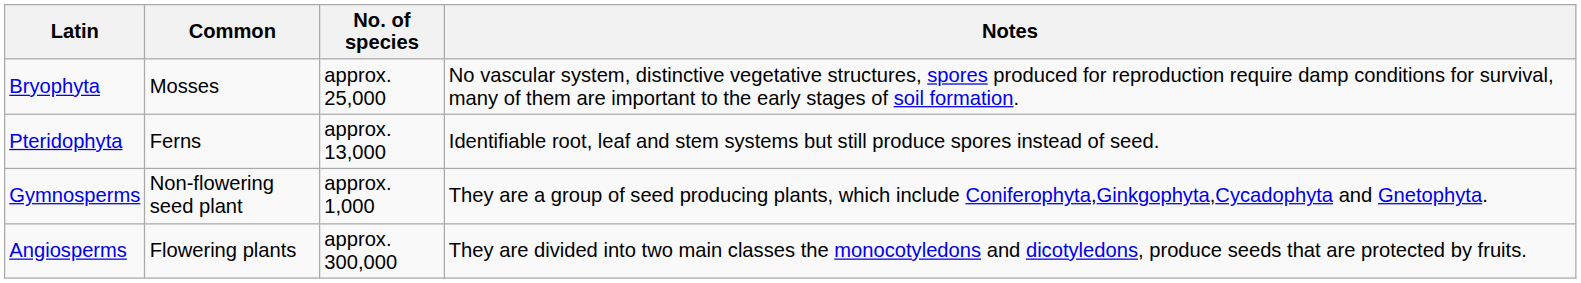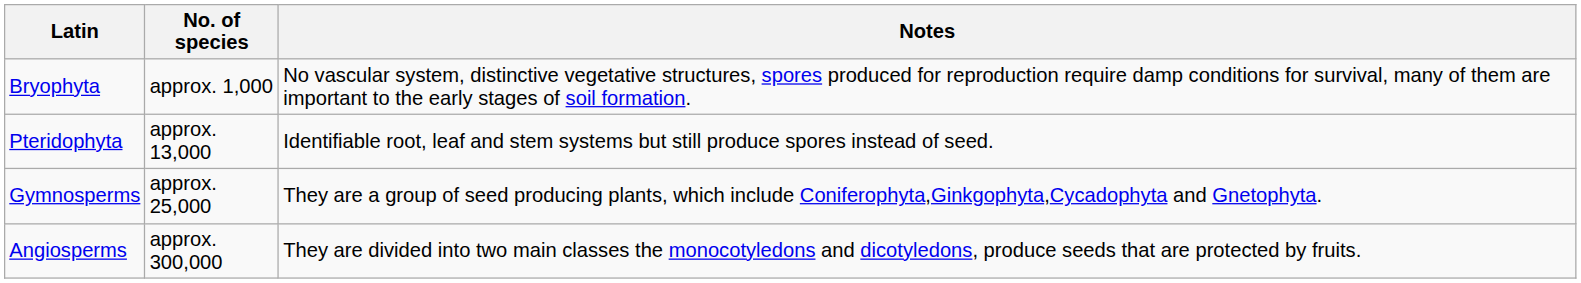- column: (232, 31)
(358, 86) approx. 25,000 -> (211, 86) approx. 1,000
(358, 195) approx. 1,000 -> (183, 195) approx. 25,000
